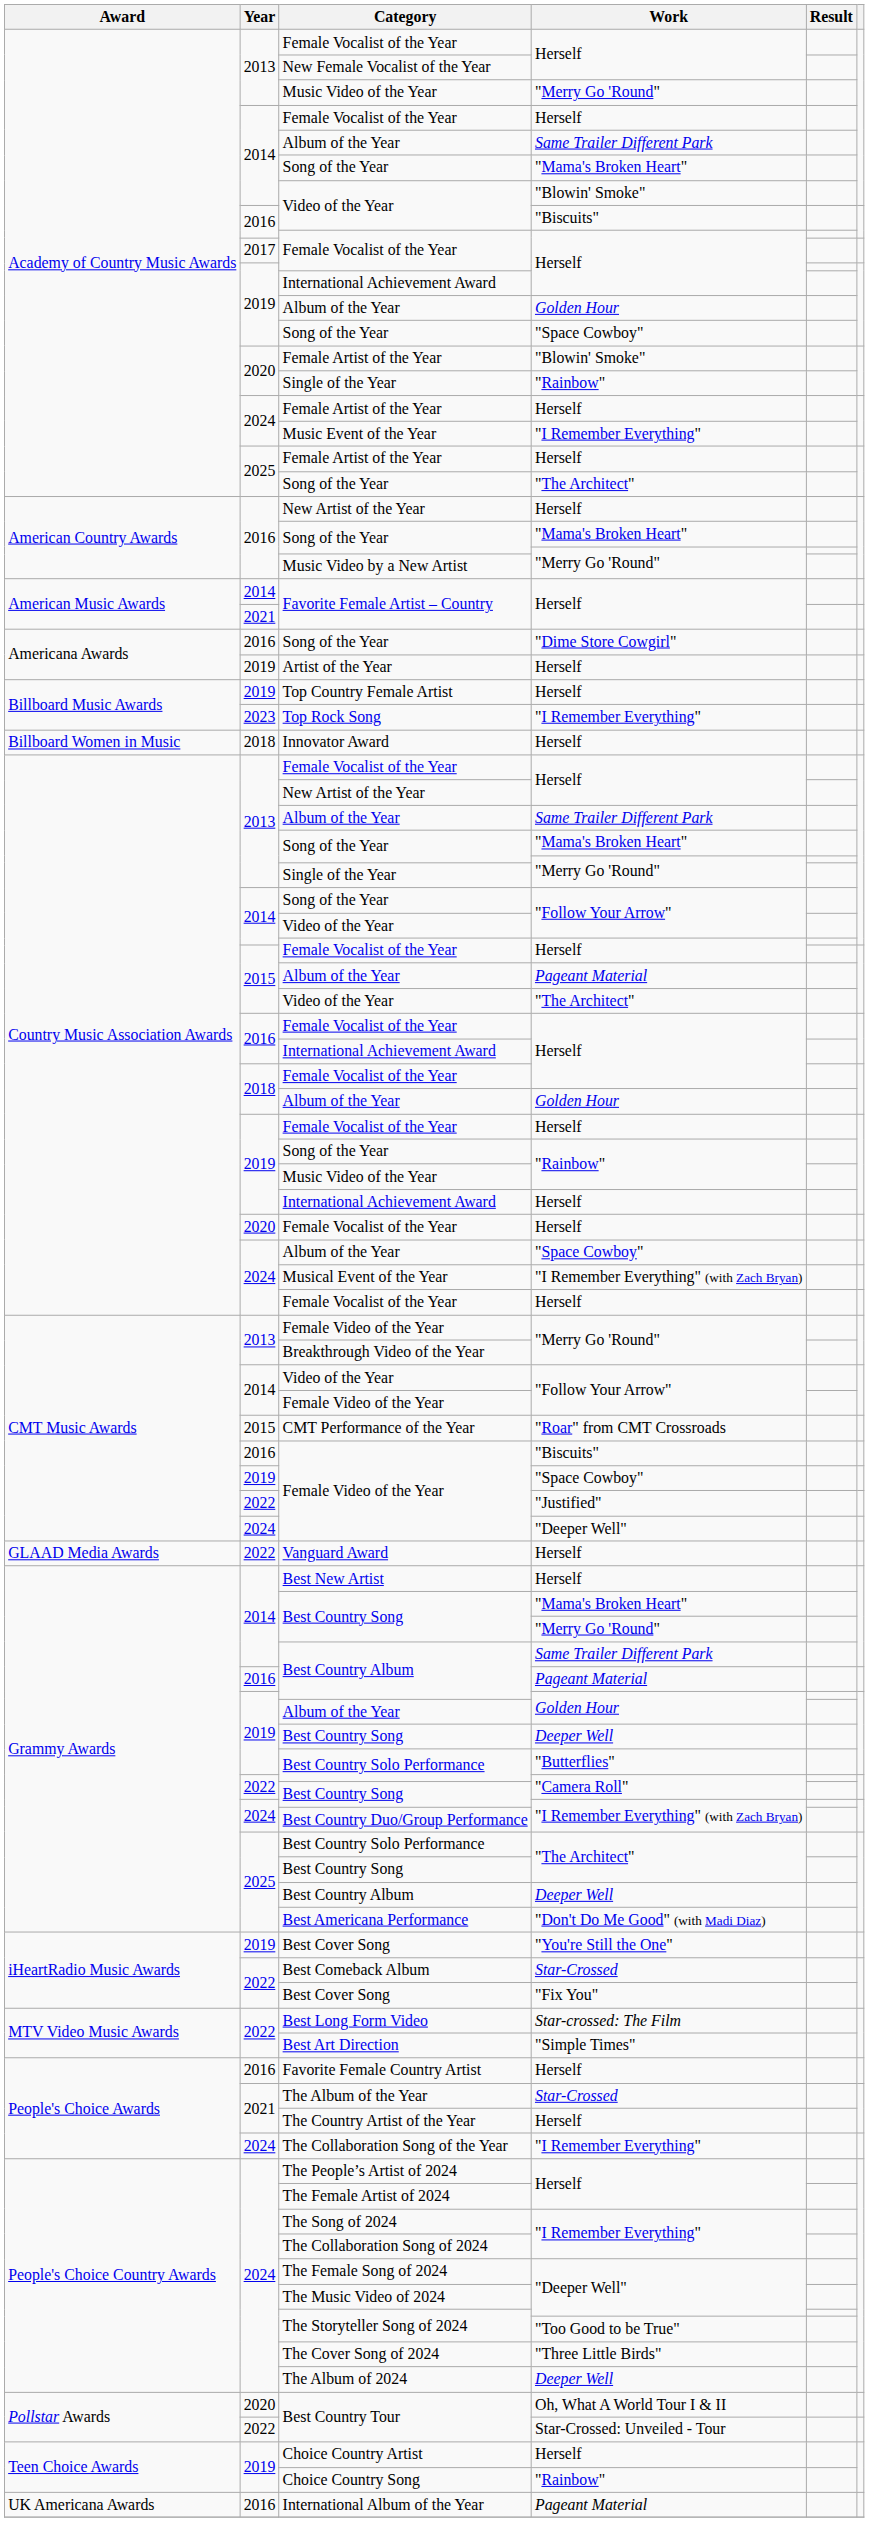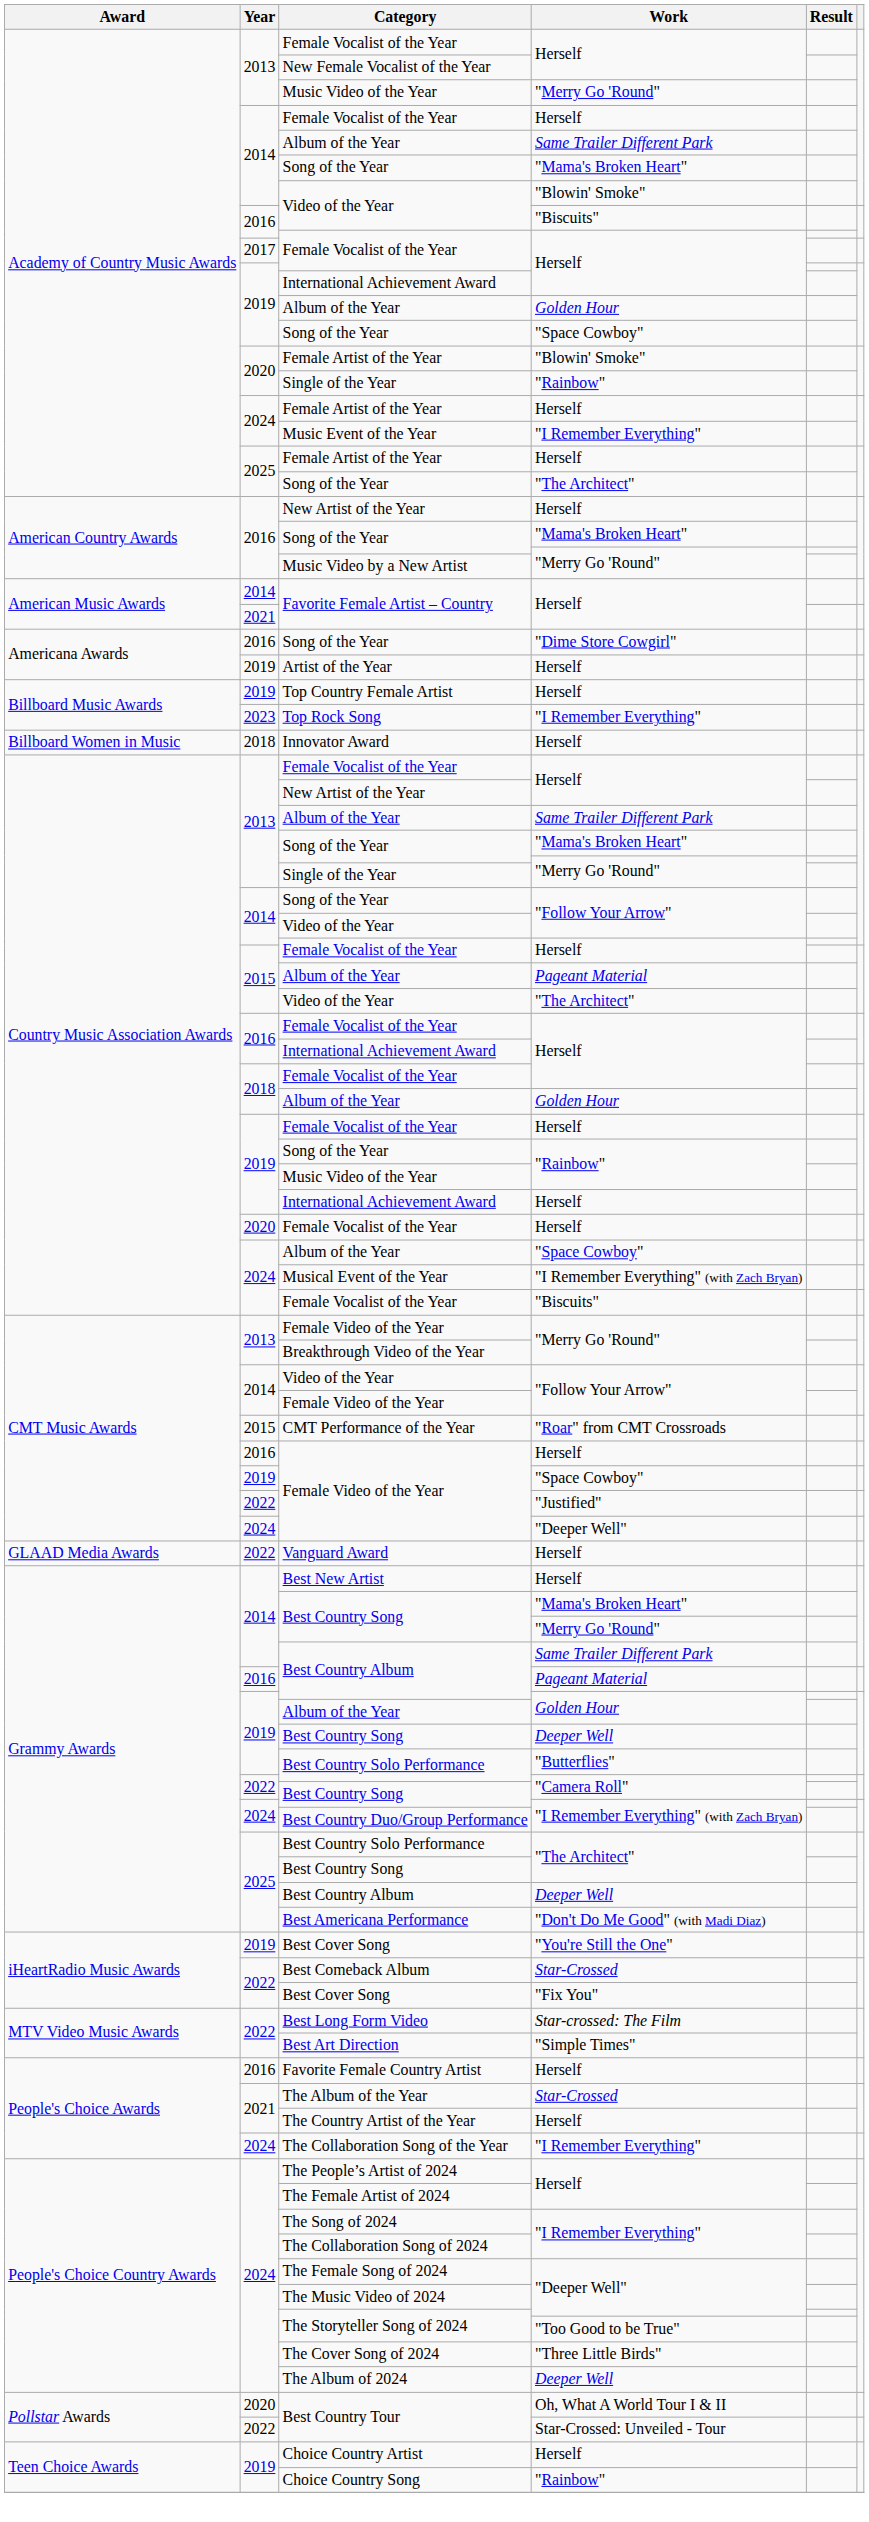(558, 1302) Herself -> (567, 1302) "Biscuits"
(567, 1453) "Biscuits" -> (558, 1453) Herself
- row: (259, 2504)
